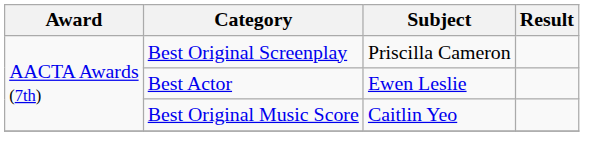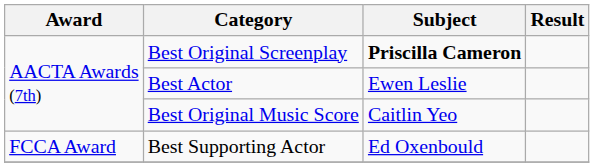(439, 51) normal -> (445, 51) bold
+ row: (236, 146)
